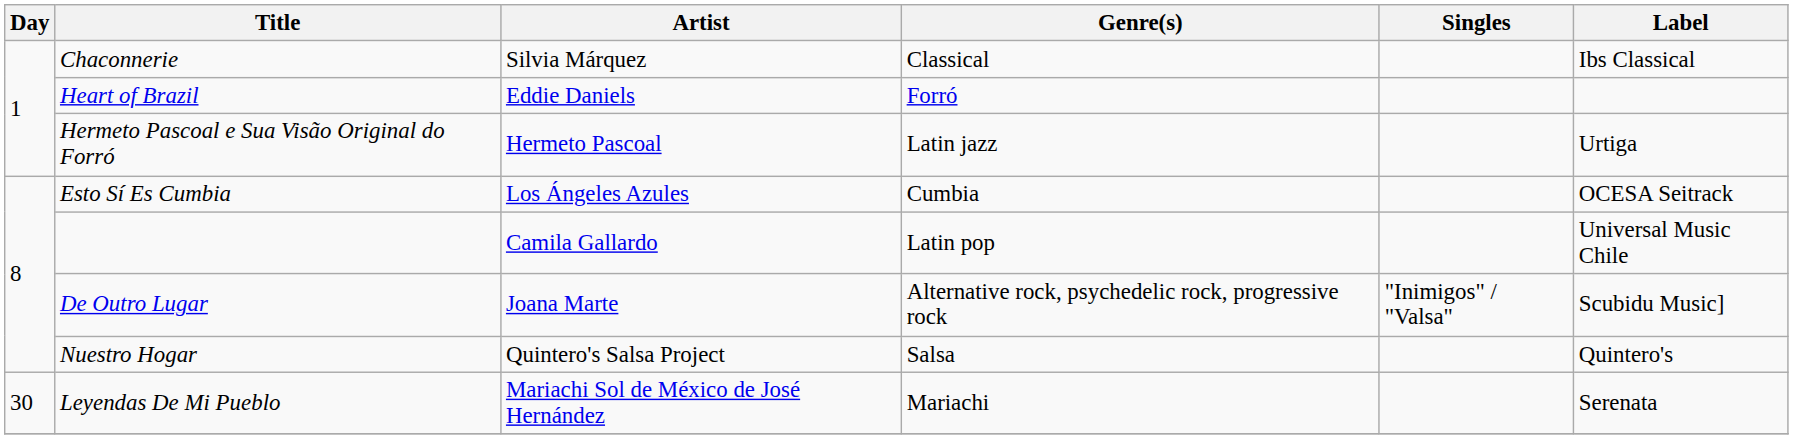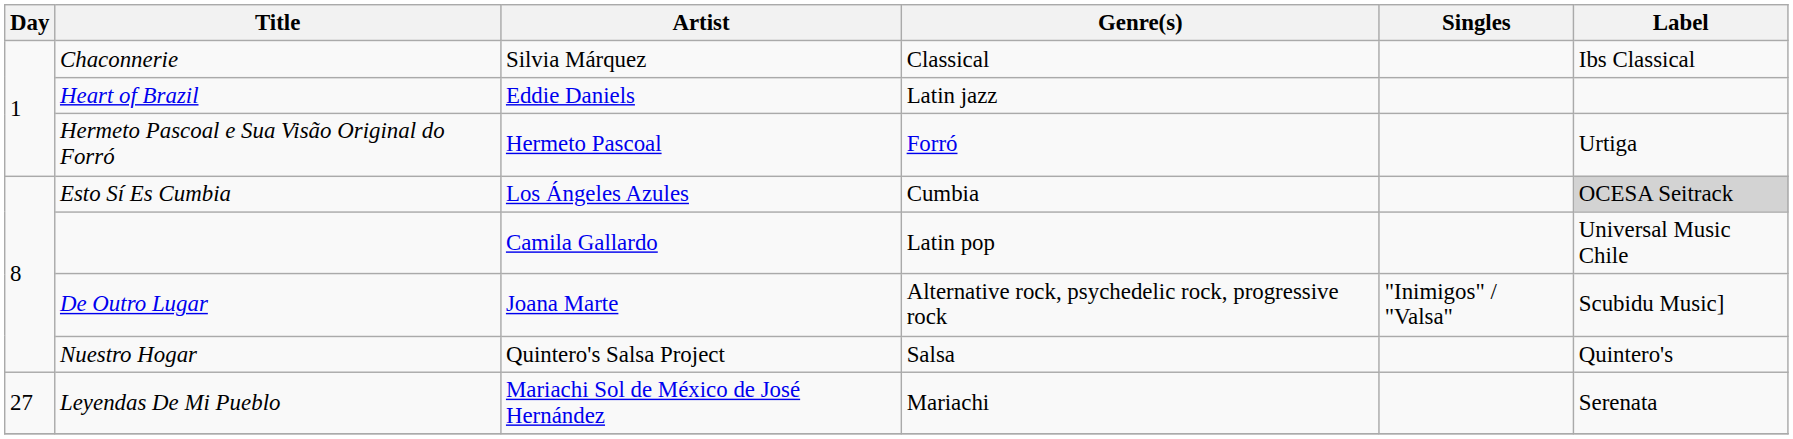(932, 95) Forró -> (952, 95) Latin jazz
(952, 144) Latin jazz -> (932, 144) Forró
(1656, 193) no background -> (1656, 193) lightgrey background
(21, 403) 30 -> (21, 403) 27
